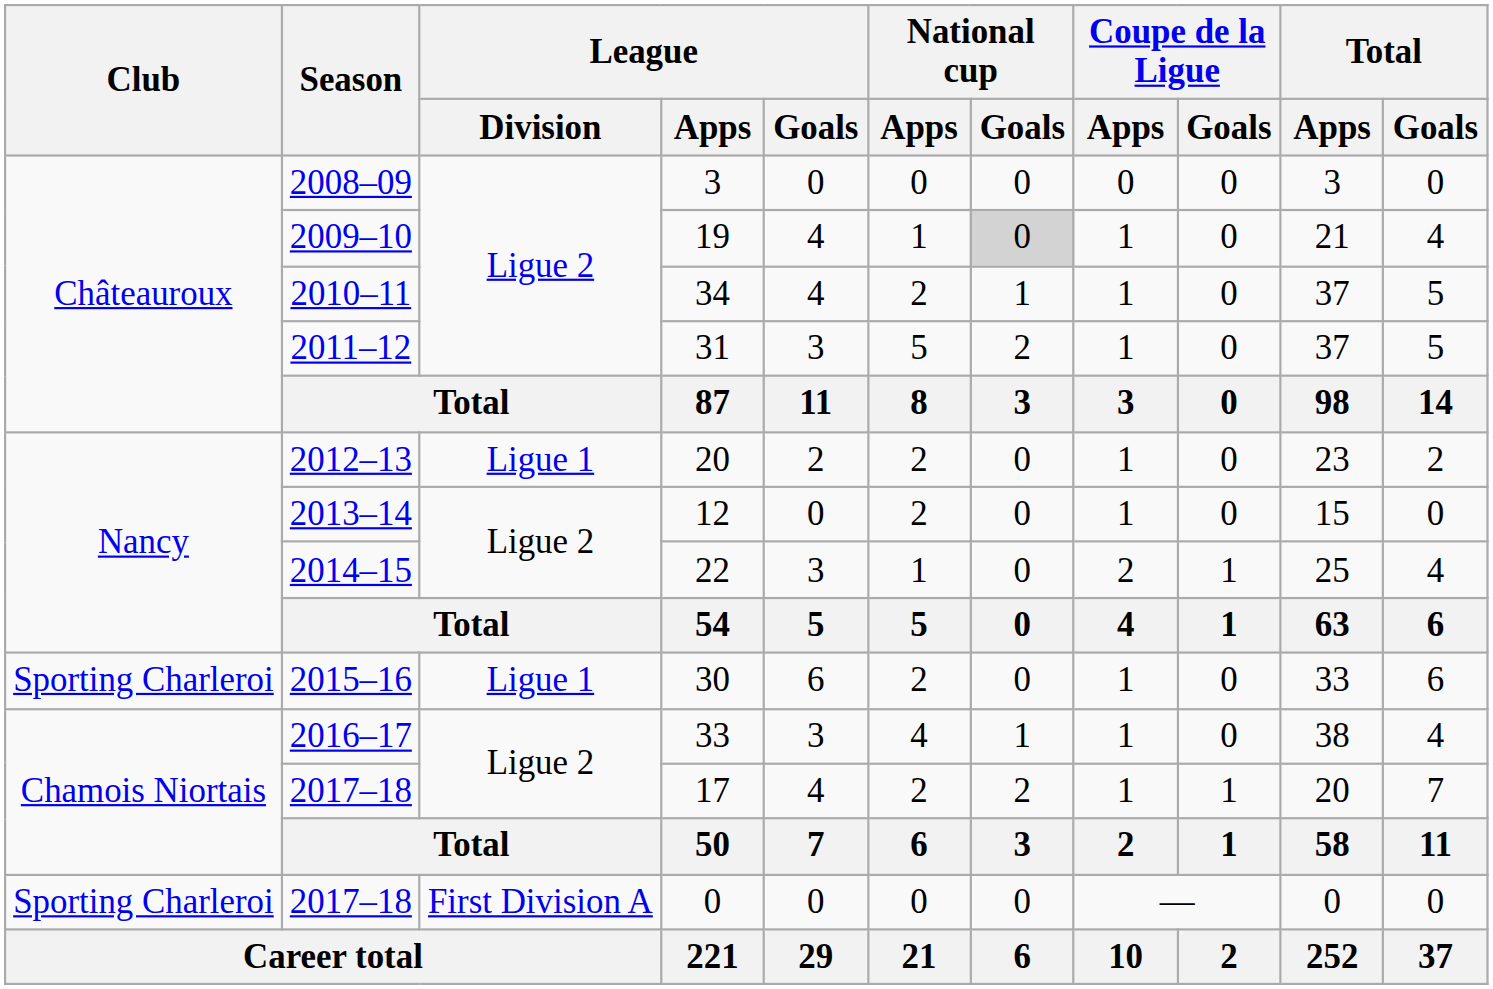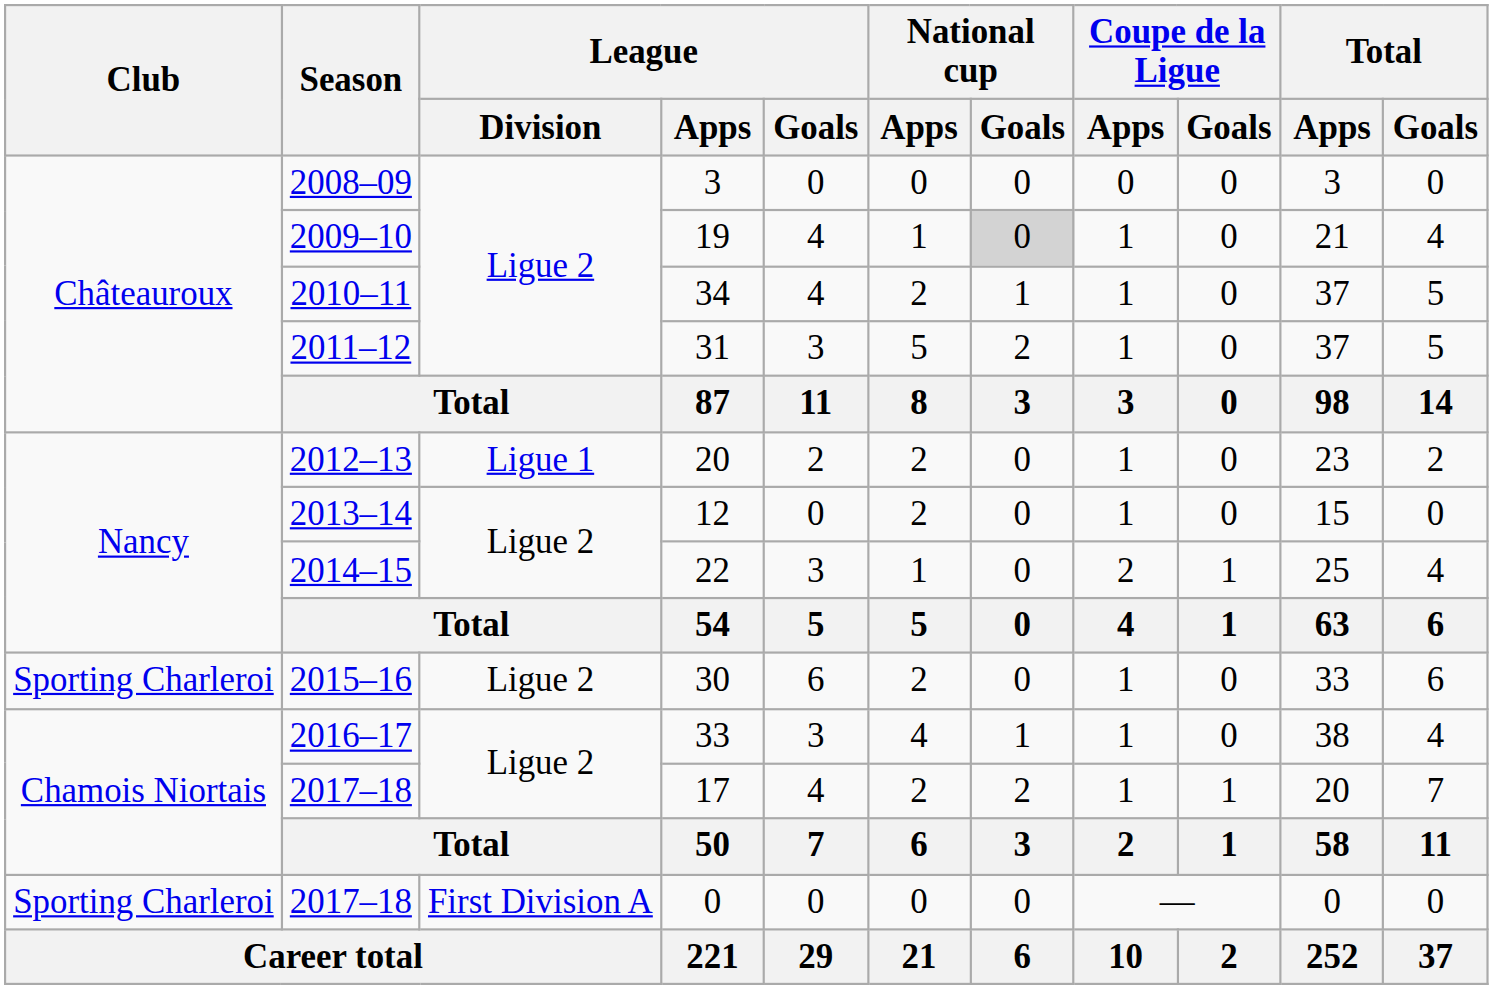(540, 679) Ligue 1 -> (540, 679) Ligue 2
